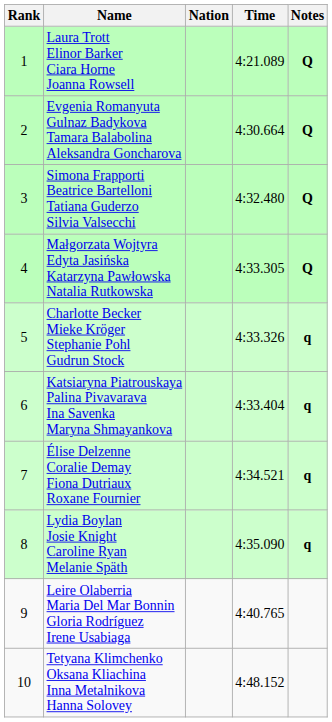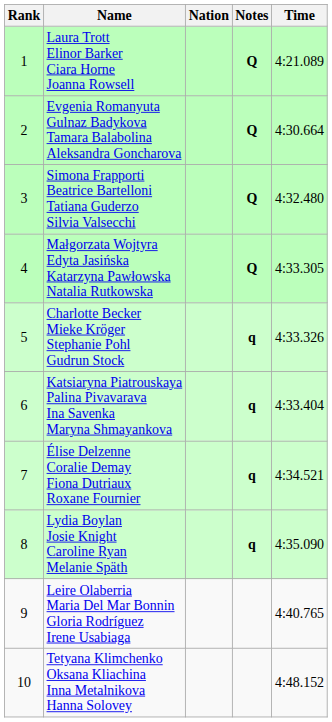columns swapped: (260, 15) <-> (307, 15)
